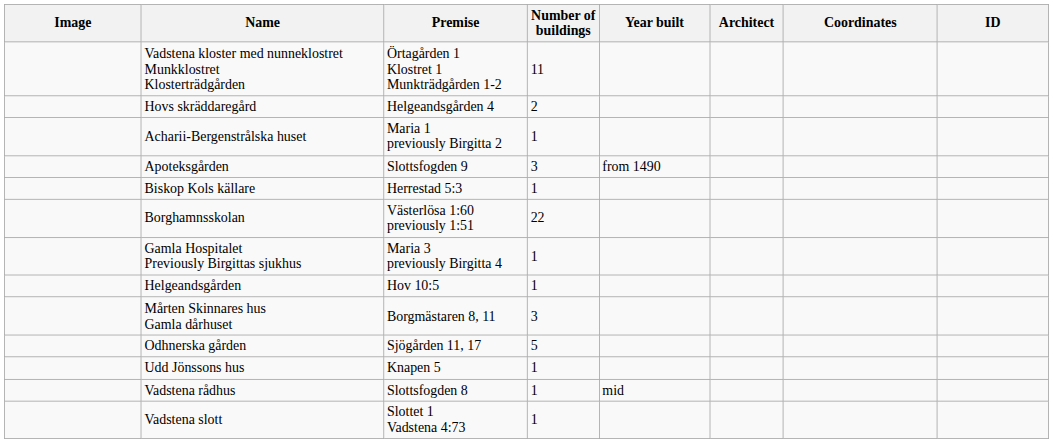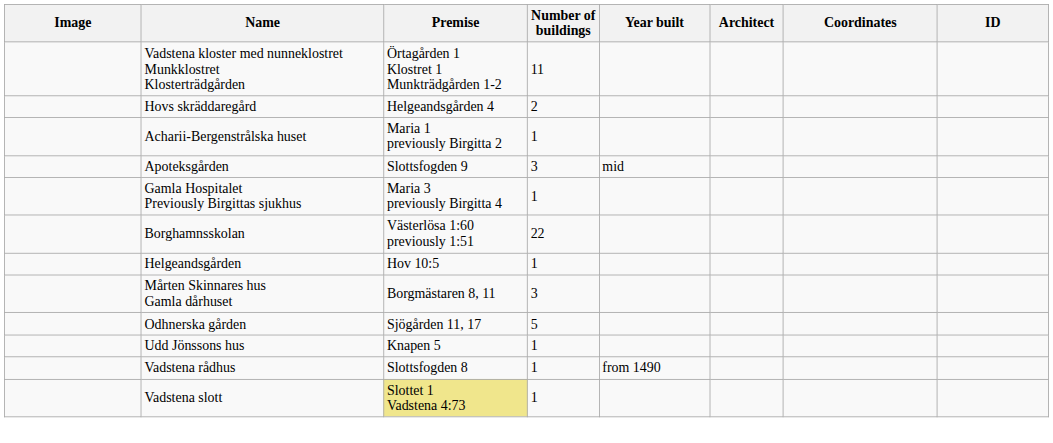(632, 166) from 1490 -> (613, 166) mid
- row: (200, 188)
rows swapped: (195, 218) <-> (223, 256)
(613, 390) mid -> (632, 367) from 1490
(426, 419) no background -> (426, 397) khaki background
